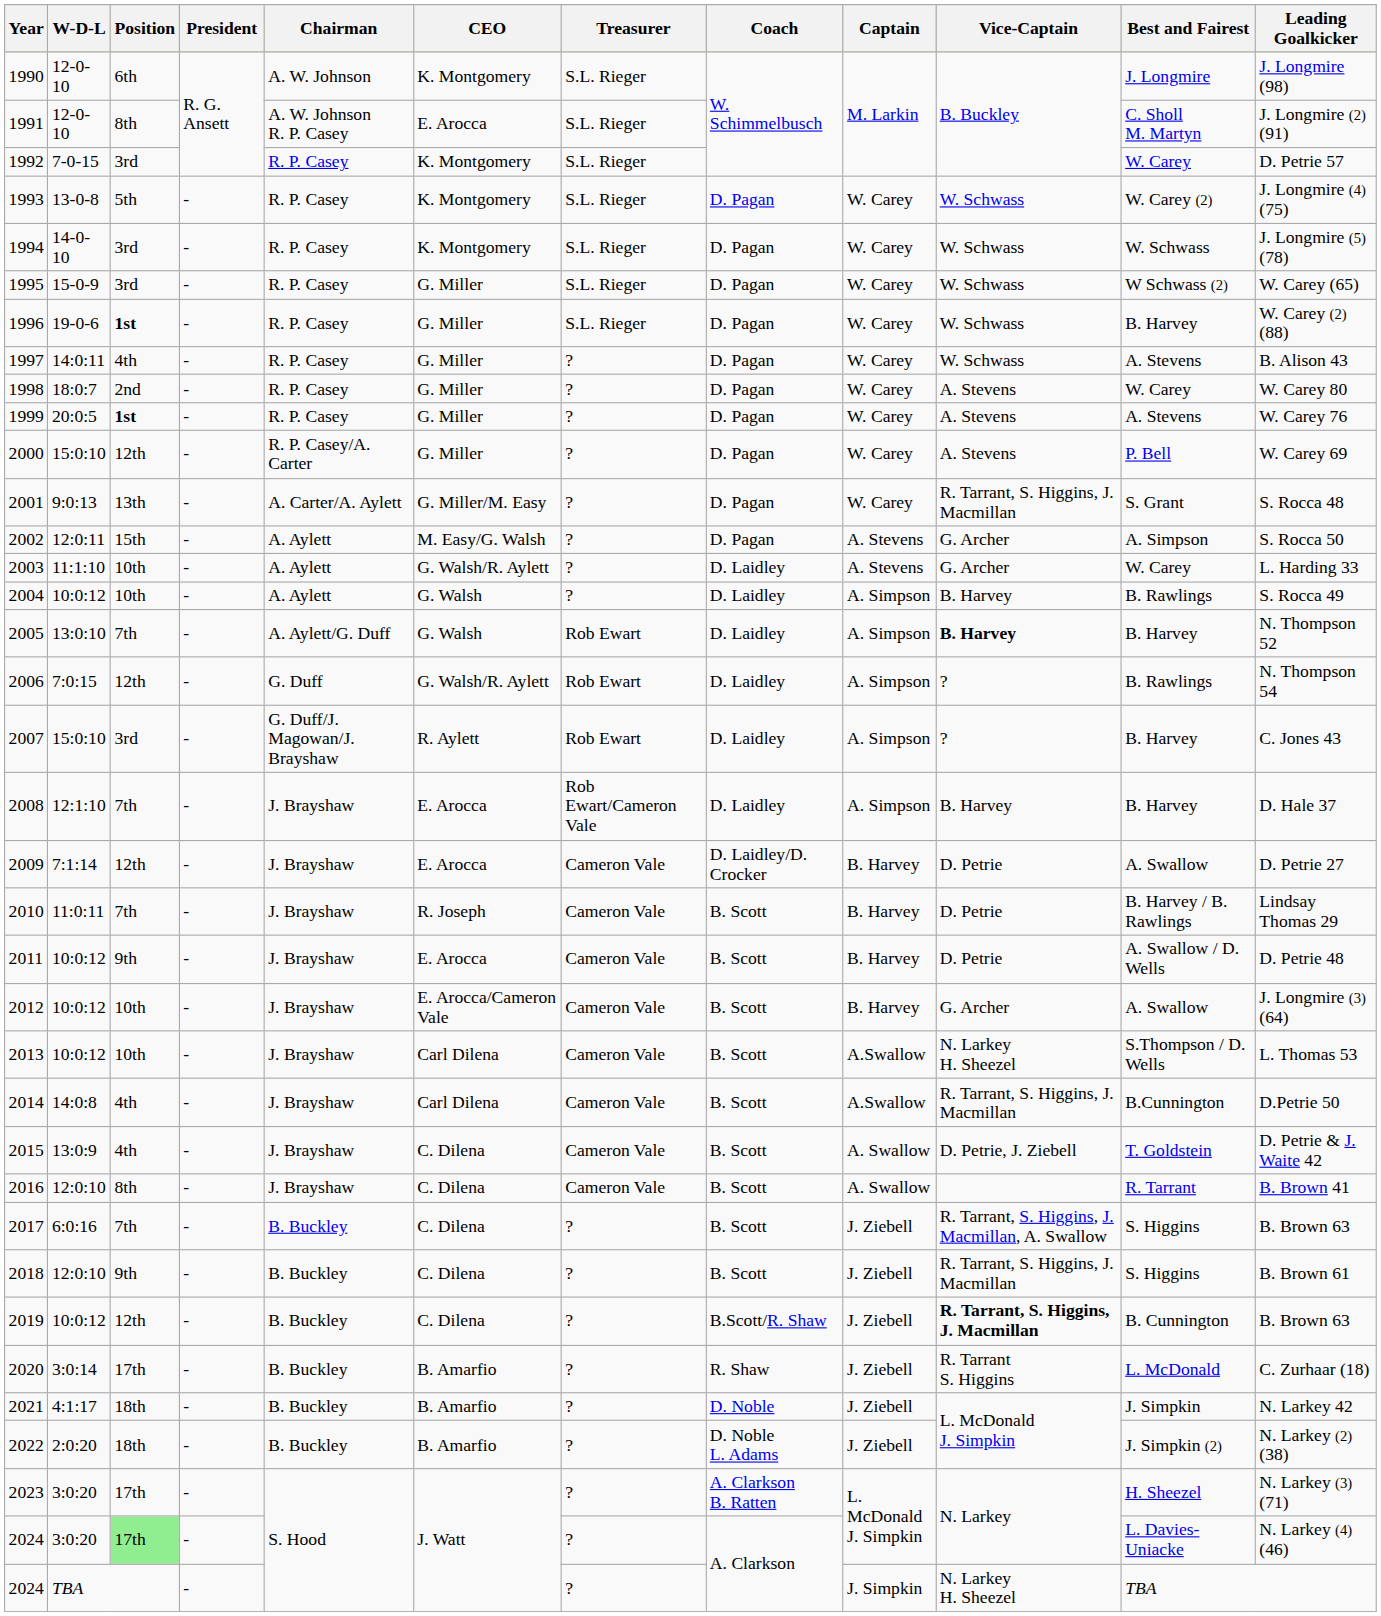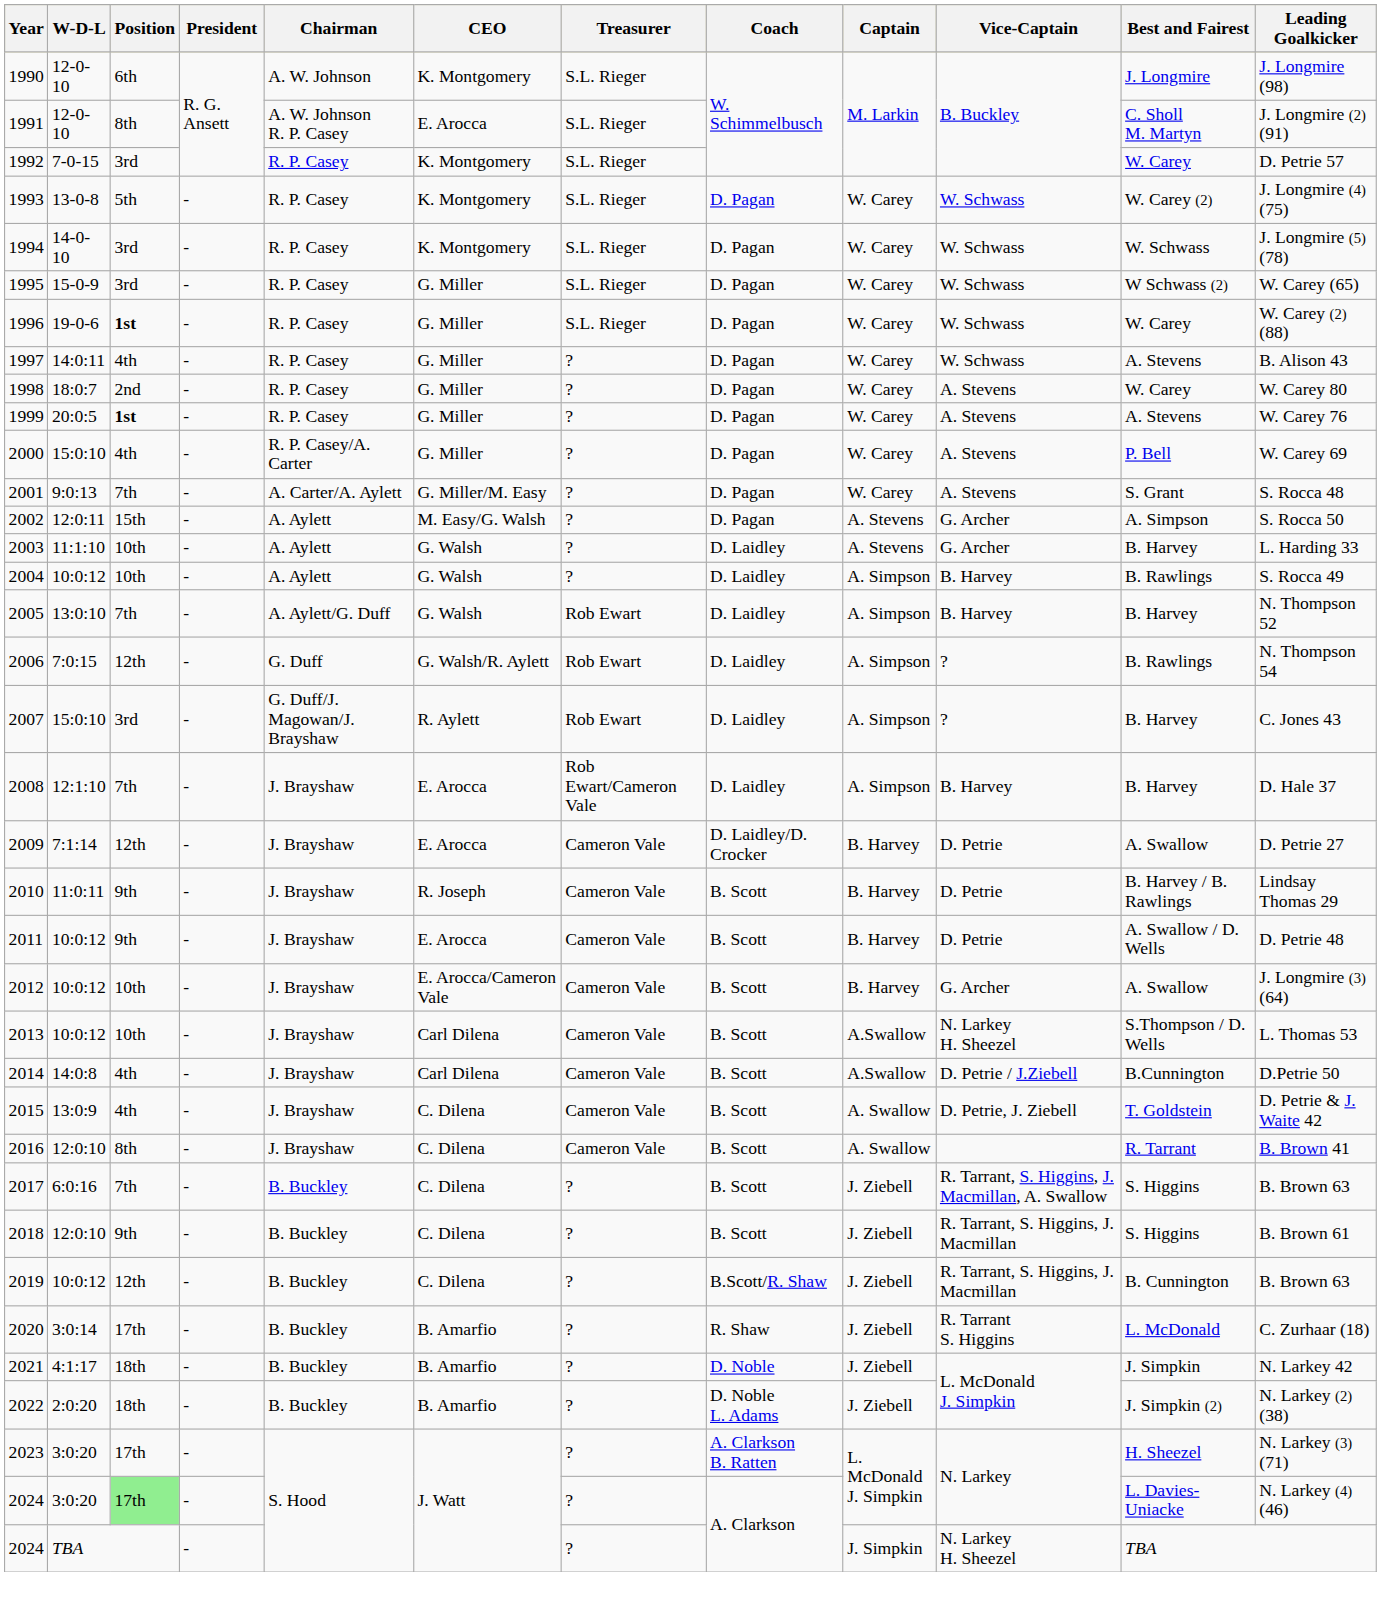(1161, 322) B. Harvey -> (1158, 322) W. Carey
(130, 454) 12th -> (126, 454) 4th
(130, 501) 13th -> (126, 492) 7th
(1027, 501) R. Tarrant, S. Higgins, J. Macmillan -> (978, 492) A. Stevens
(483, 567) G. Walsh/R. Aylett -> (450, 547) G. Walsh
(1158, 567) W. Carey -> (1161, 547) B. Harvey
(978, 633) bold -> (976, 613) normal
(126, 911) 7th -> (126, 891) 9th
(1027, 1102) R. Tarrant, S. Higgins, J. Macmillan -> (1009, 1072) D. Petrie / J.Ziebell
(1025, 1321) bold -> (1027, 1281) normal
